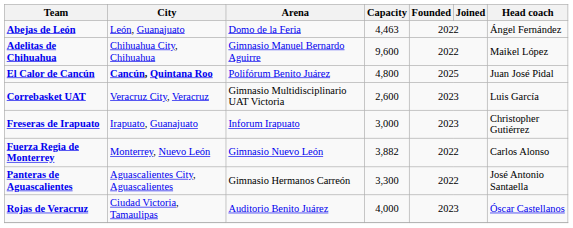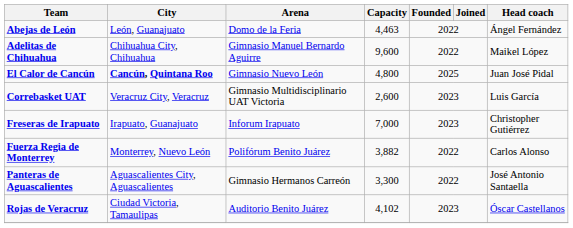(279, 73) Polifórum Benito Juárez -> (276, 73) Gimnasio Nuevo León
(387, 124) 3,000 -> (387, 124) 7,000
(276, 152) Gimnasio Nuevo León -> (279, 152) Polifórum Benito Juárez
(387, 209) 4,000 -> (387, 209) 4,102
